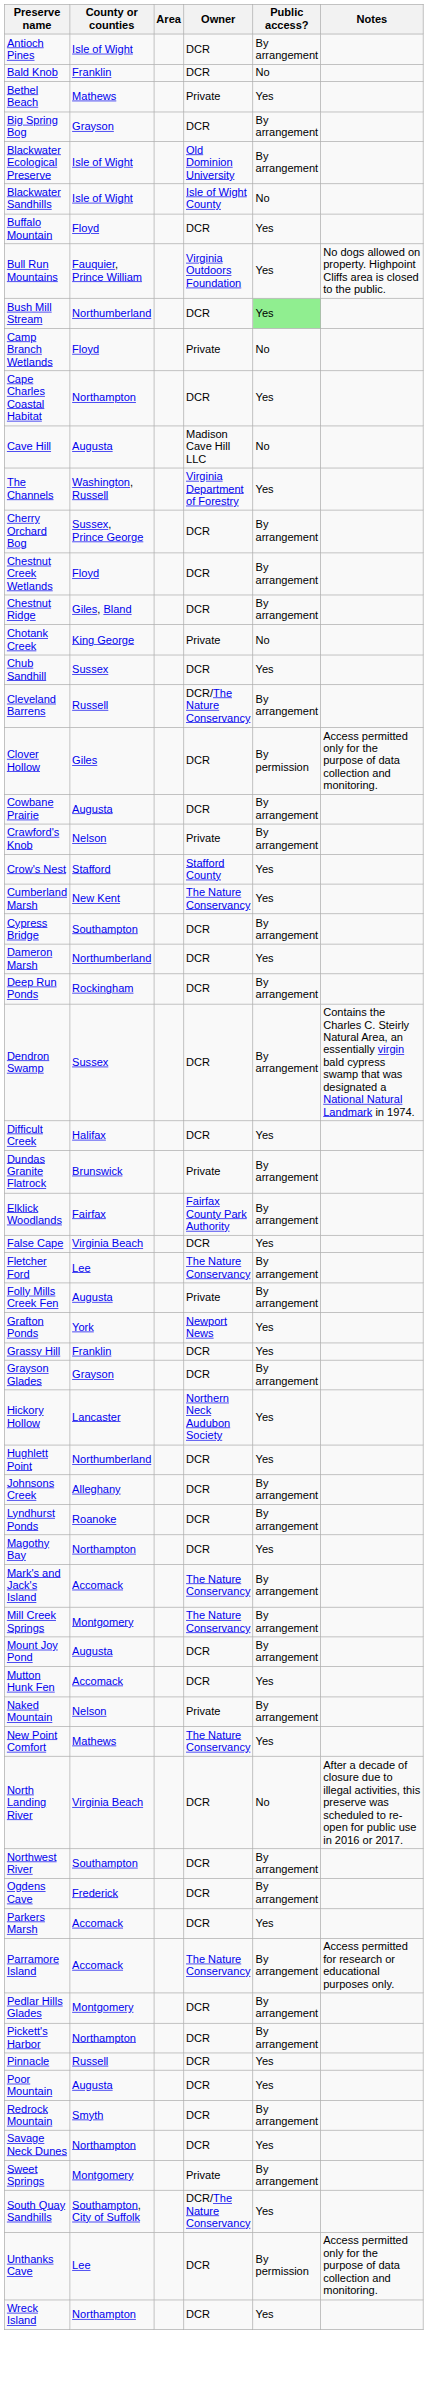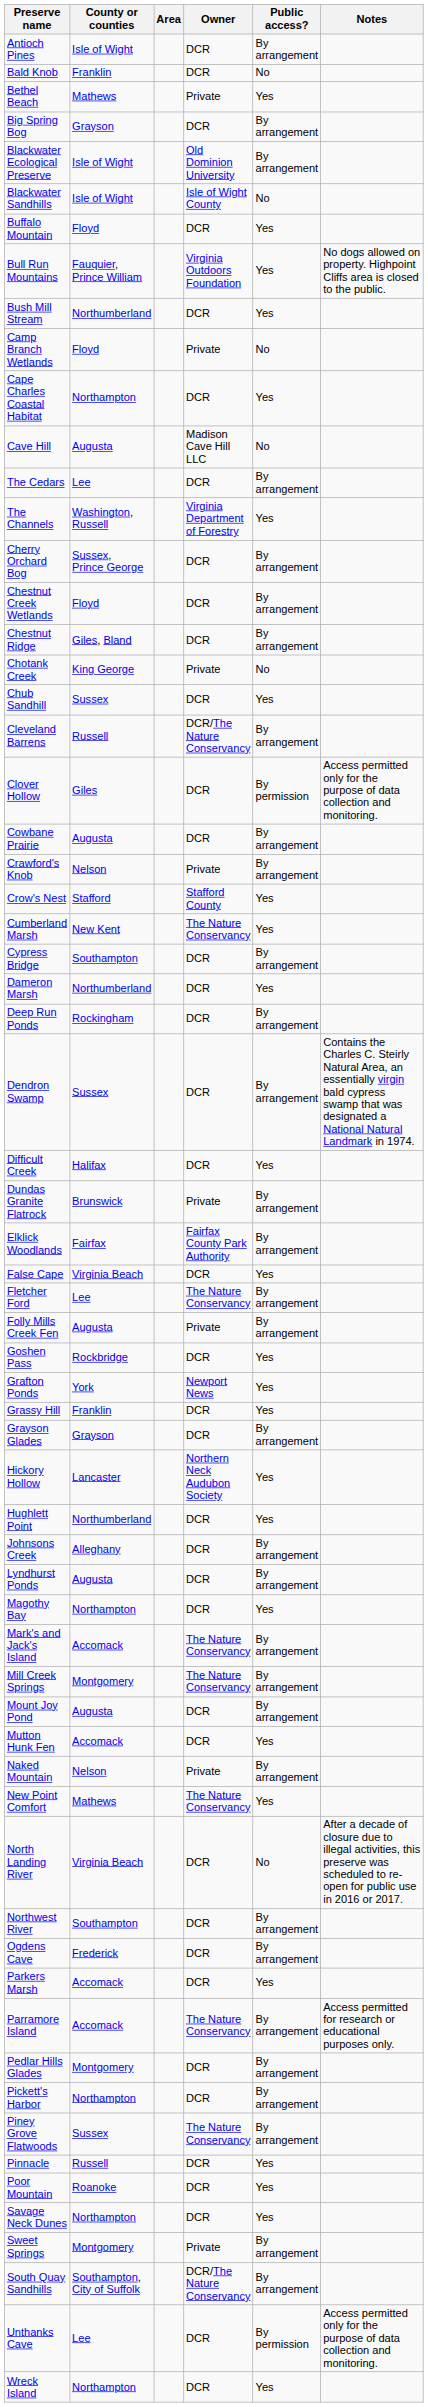(265, 313) lightgreen background -> (265, 313) no background
+ row: (36, 483)
+ row: (26, 1357)
(94, 1519) Roanoke -> (92, 1579) Augusta
+ row: (32, 2134)
(92, 2085) Augusta -> (94, 2187) Roanoke
- row: (30, 2115)
(265, 2211) Yes -> (287, 2283) By arrangement
